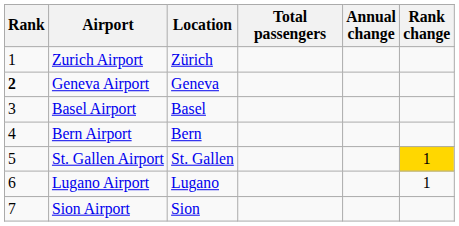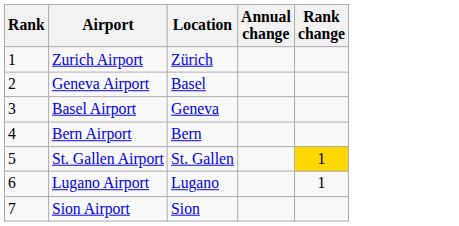- column: (290, 25)
(12, 84) bold -> (12, 84) normal
(195, 84) Geneva -> (189, 84) Basel
(189, 109) Basel -> (195, 109) Geneva
